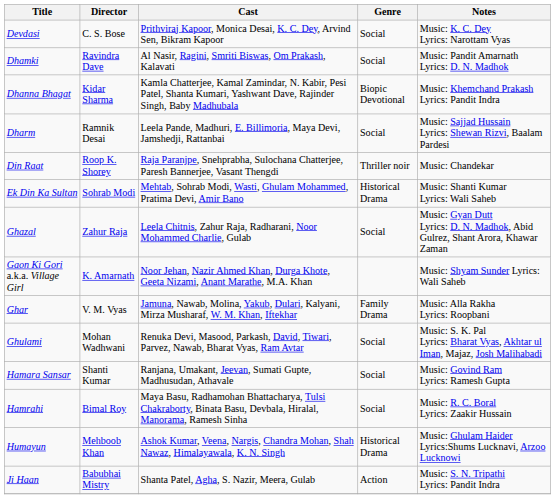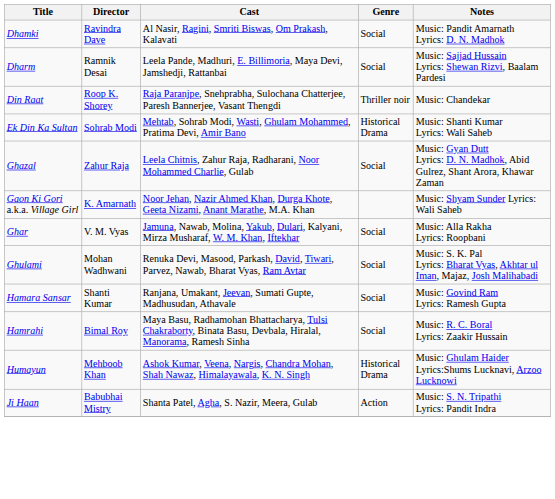- row: (23, 34)
- row: (39, 94)
(374, 309) Family Drama -> (373, 232) Social
